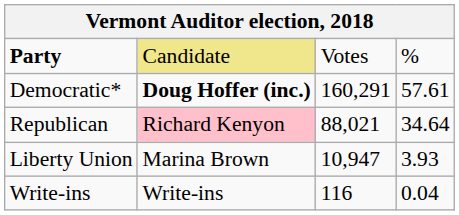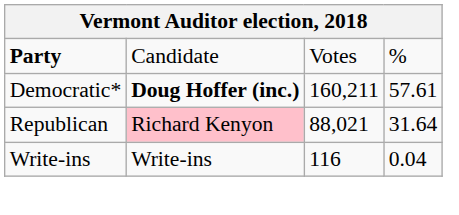(186, 55) khaki background -> (175, 55) no background
(356, 90) 160,291 -> (344, 90) 160,211
(425, 124) 34.64 -> (413, 124) 31.64
- row: (71, 158)
